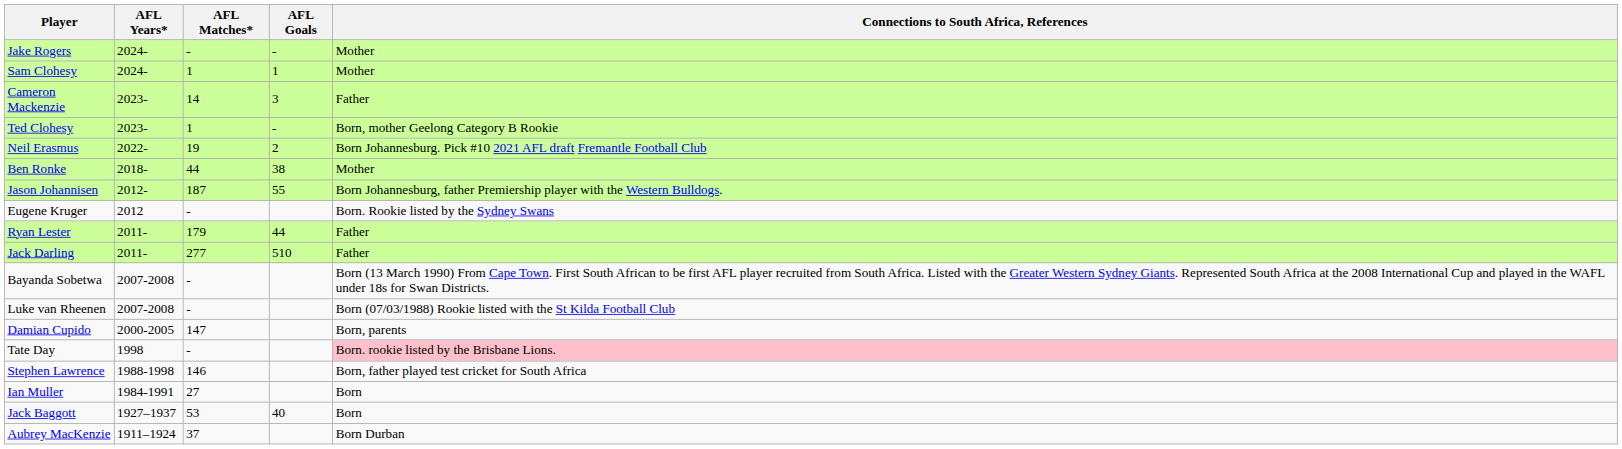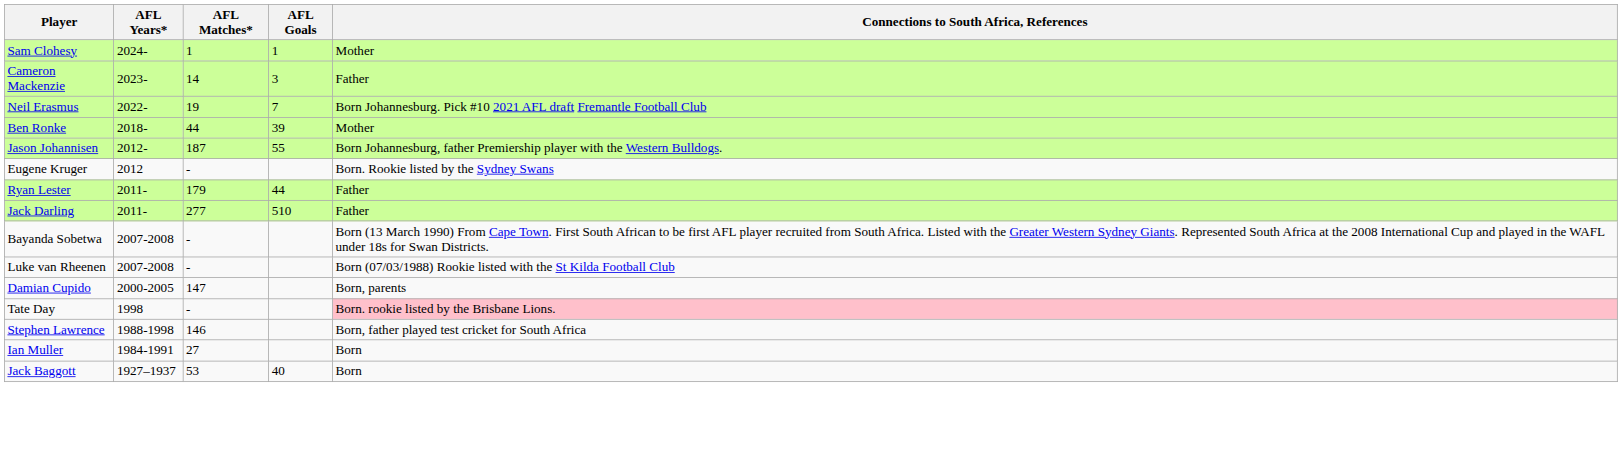- row: (39, 50)
- row: (40, 127)
(275, 148) 2 -> (275, 106) 7
(278, 169) 38 -> (278, 127) 39
- row: (59, 433)
